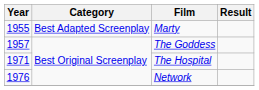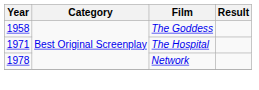- row: (167, 28)
(18, 45) 1957 -> (18, 28) 1958
(18, 77) 1976 -> (18, 61) 1978
